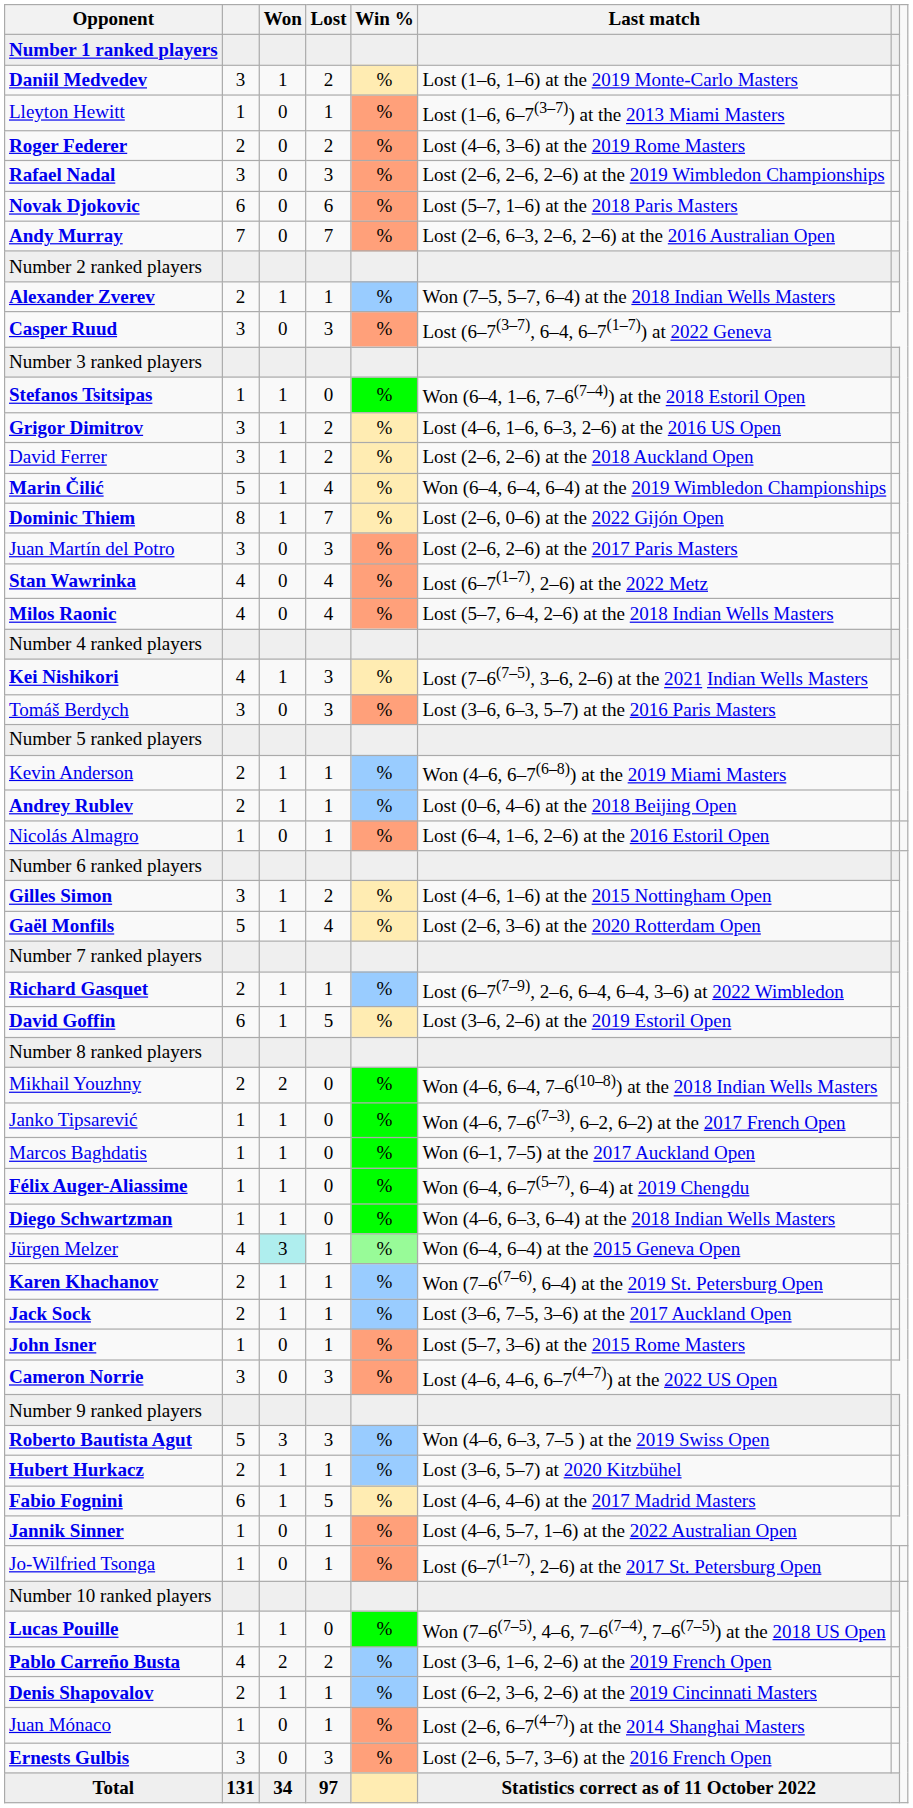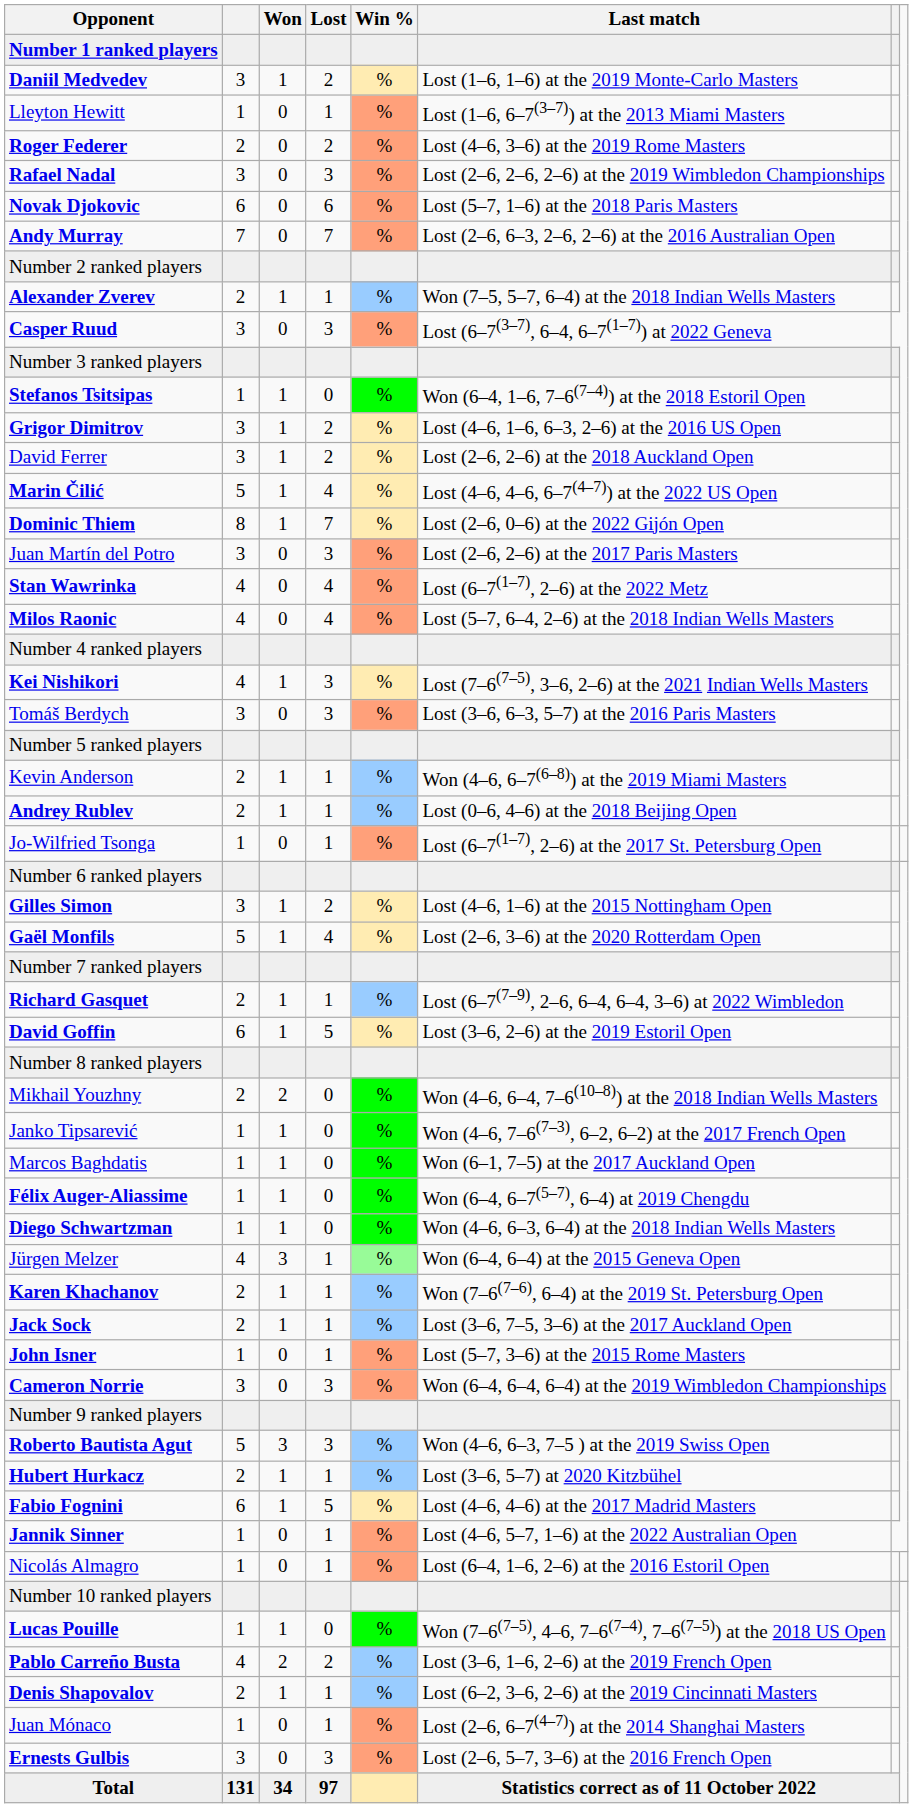(654, 487) Won (6–4, 6–4, 6–4) at the 2019 Wimbledon Championships -> (600, 490) Lost (4–6, 4–6, 6–7(4–7)) at the 2022 US Open
rows swapped: (82, 1563) <-> (74, 835)
(283, 1248) paleturquoise background -> (283, 1259) no background
(600, 1377) Lost (4–6, 4–6, 6–7(4–7)) at the 2022 US Open -> (654, 1384) Won (6–4, 6–4, 6–4) at the 2019 Wimbledon Championships
